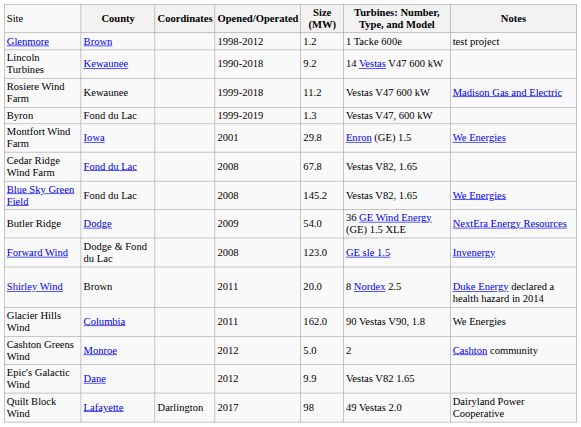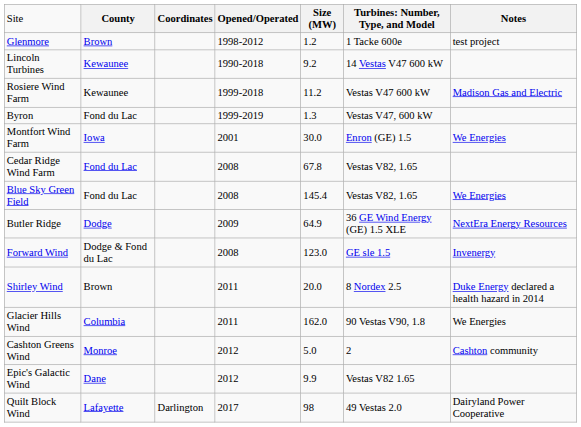(313, 138) 29.8 -> (313, 138) 30.0
(315, 195) 145.2 -> (315, 195) 145.4
(313, 224) 54.0 -> (313, 224) 64.9
